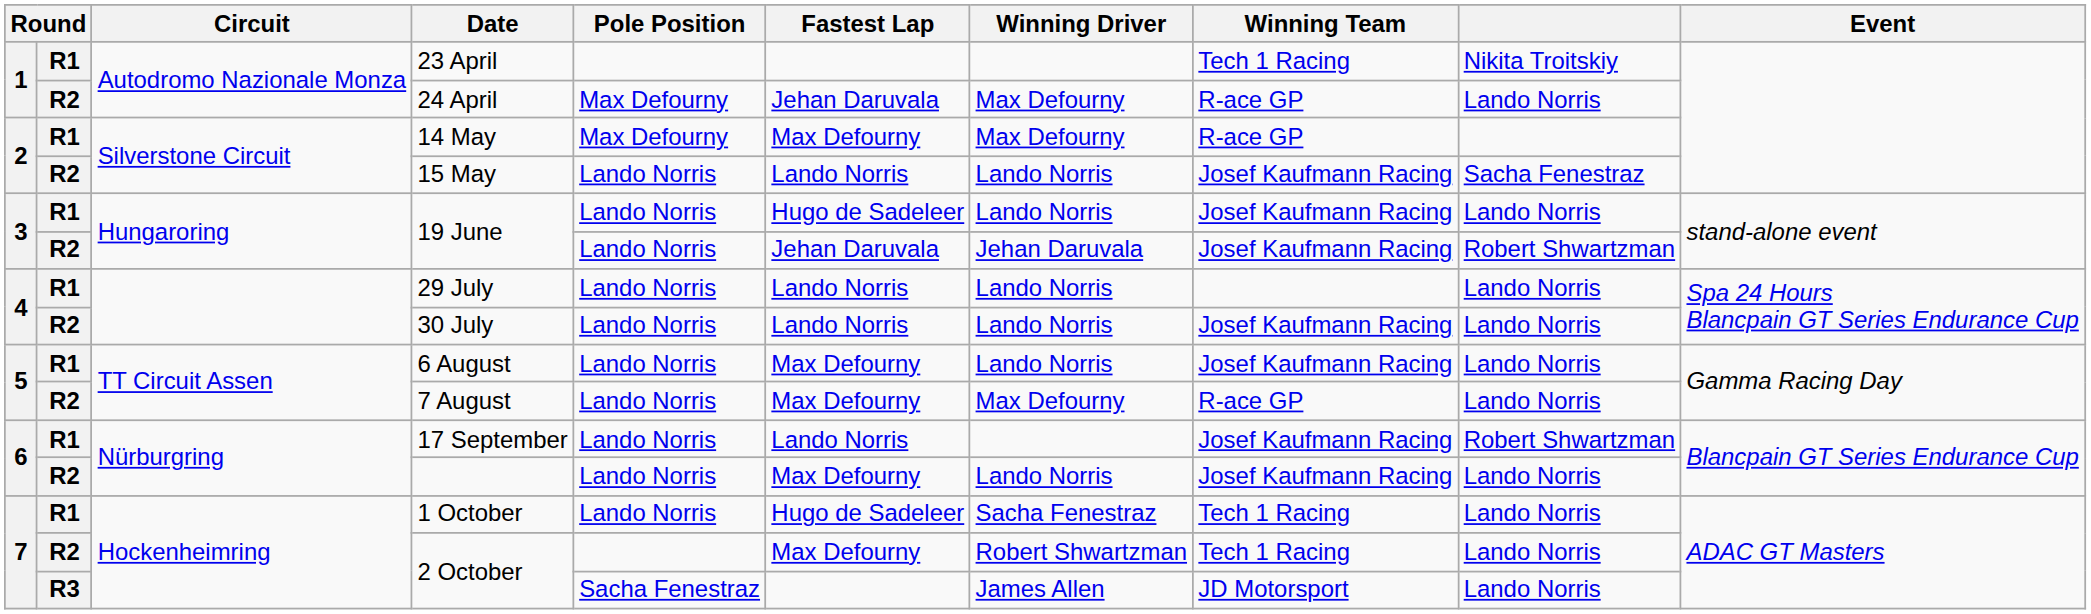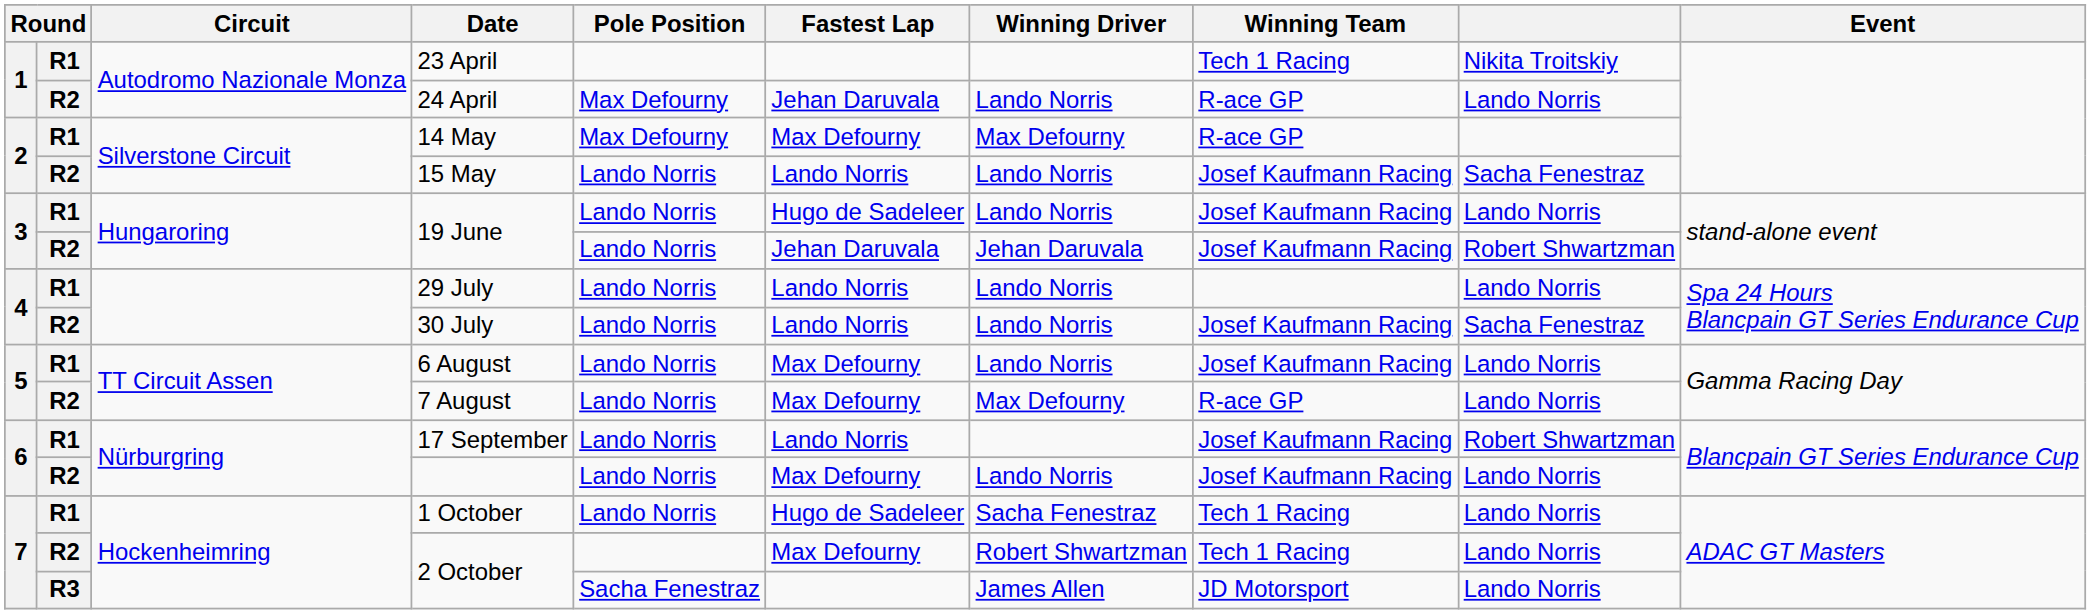(1050, 99) Max Defourny -> (1044, 99) Lando Norris
(1532, 325) Lando Norris -> (1554, 325) Sacha Fenestraz
